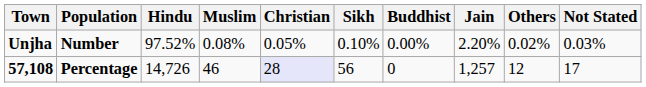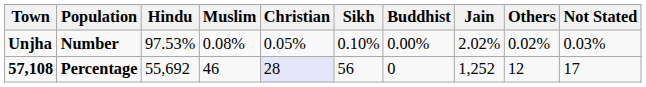(170, 43) 97.52% -> (170, 43) 97.53%
(479, 43) 2.20% -> (479, 43) 2.02%
(167, 69) 14,726 -> (167, 69) 55,692
(477, 69) 1,257 -> (477, 69) 1,252
